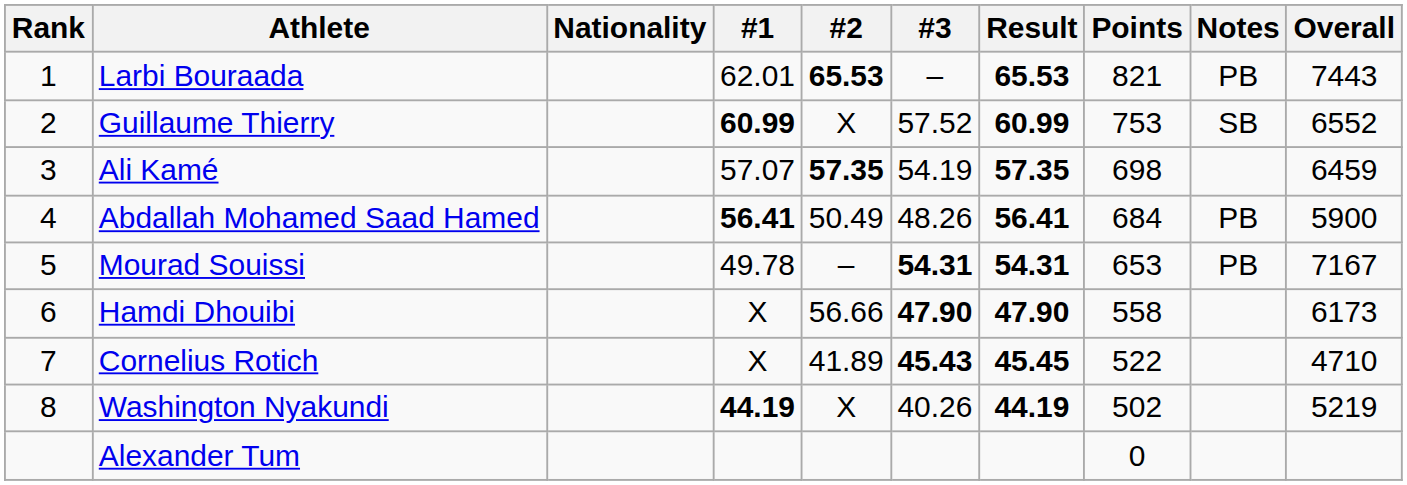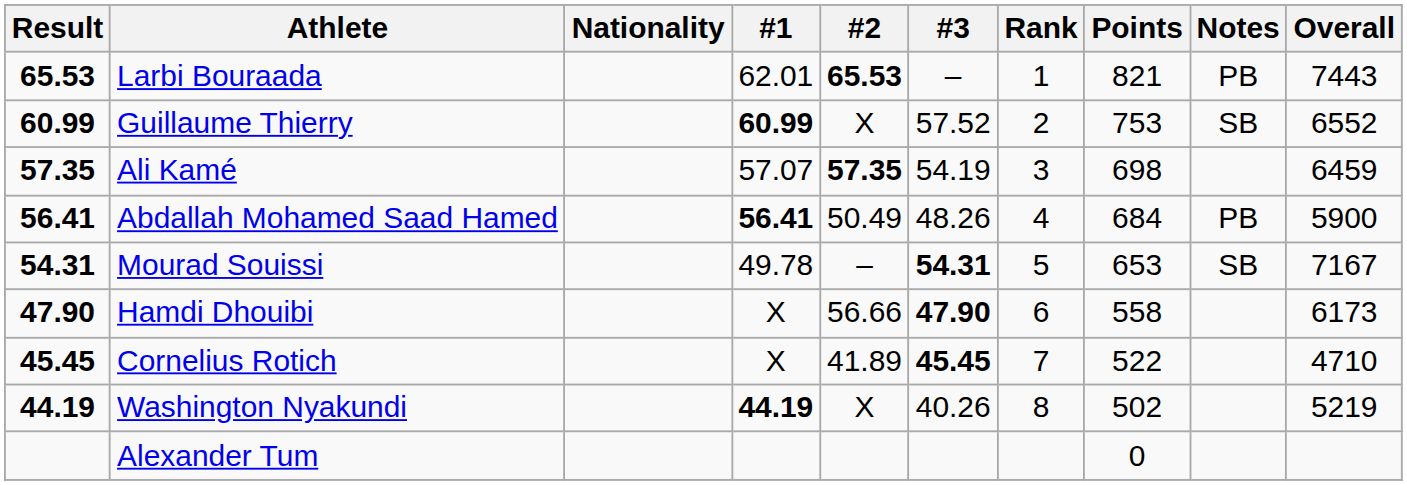columns swapped: (48, 28) <-> (1032, 28)
(1238, 265) PB -> (1238, 265) SB
(935, 360) 45.43 -> (953, 360) 45.45
